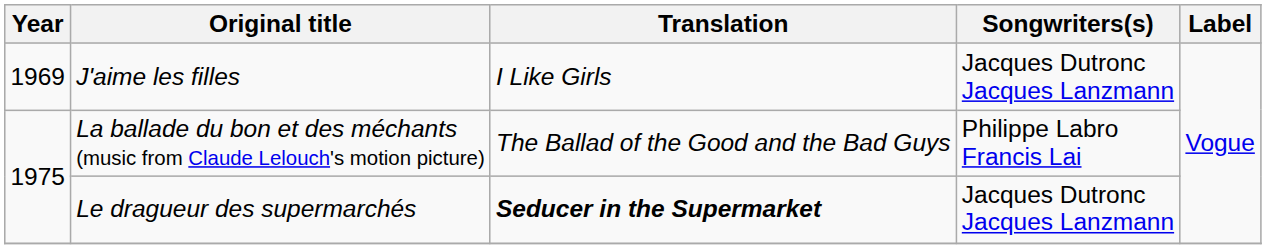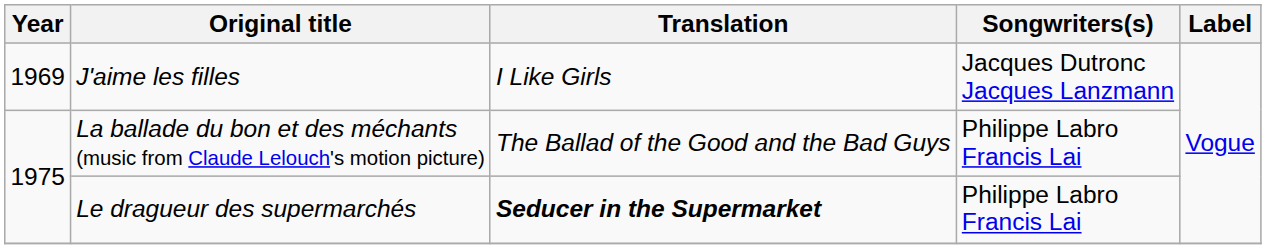(1068, 209) Jacques Dutronc Jacques Lanzmann -> (1040, 209) Philippe Labro Francis Lai
